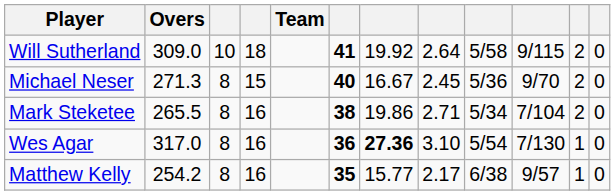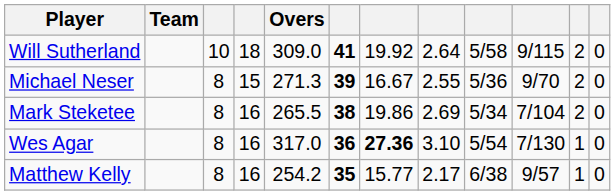columns swapped: (300, 19) <-> (177, 19)
(345, 81) 40 -> (345, 81) 39
(441, 81) 2.45 -> (441, 81) 2.55
(441, 112) 2.71 -> (441, 112) 2.69
